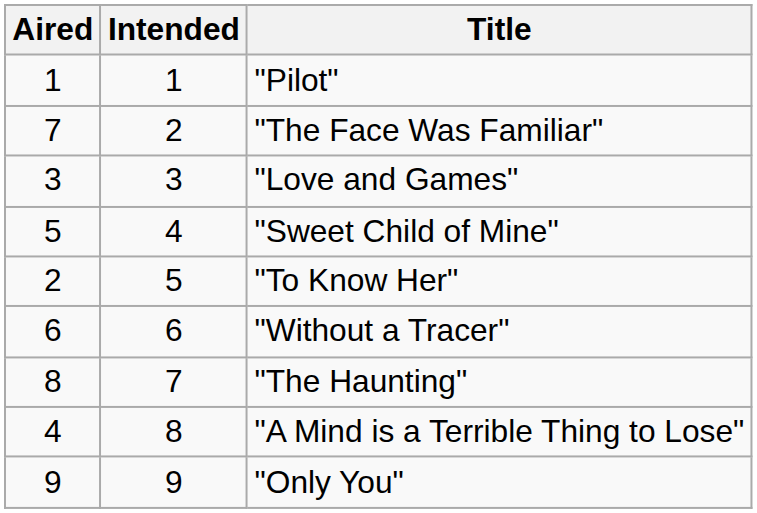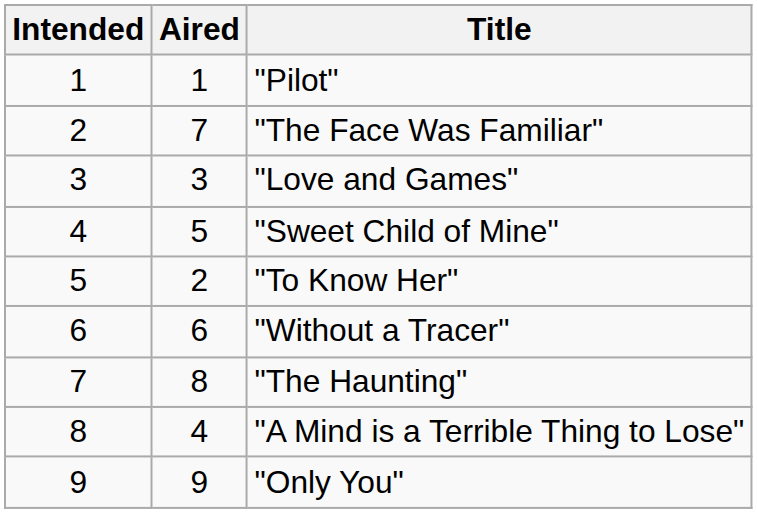columns swapped: (174, 29) <-> (53, 29)
